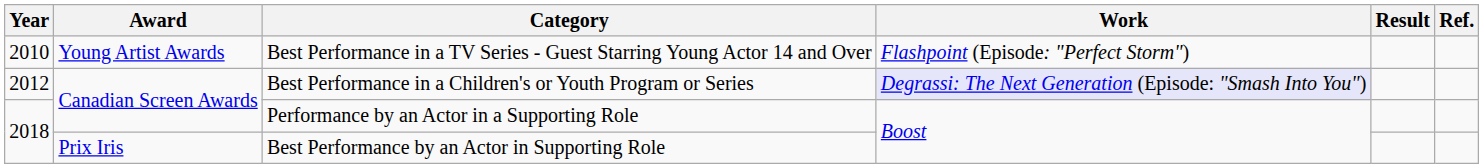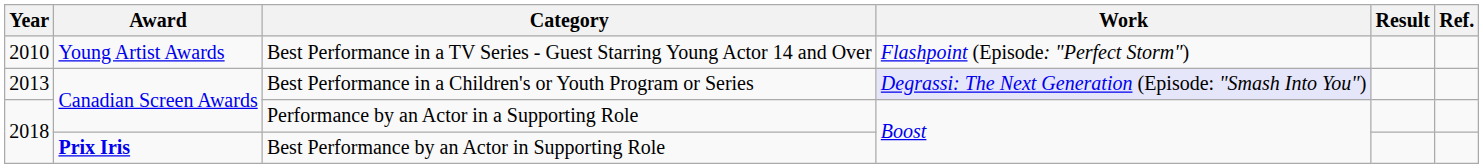(29, 83) 2012 -> (29, 83) 2013
(91, 147) normal -> (94, 147) bold
